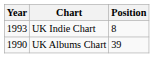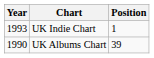(114, 28) 8 -> (114, 28) 1
